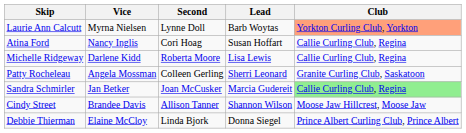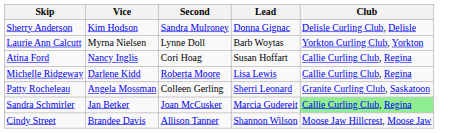+ row: (39, 27)
(357, 27) lightsalmon background -> (363, 43) no background
- row: (41, 120)
